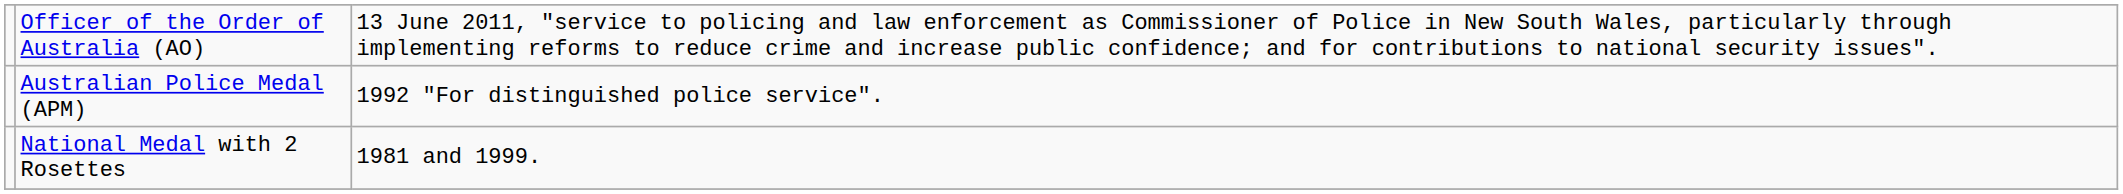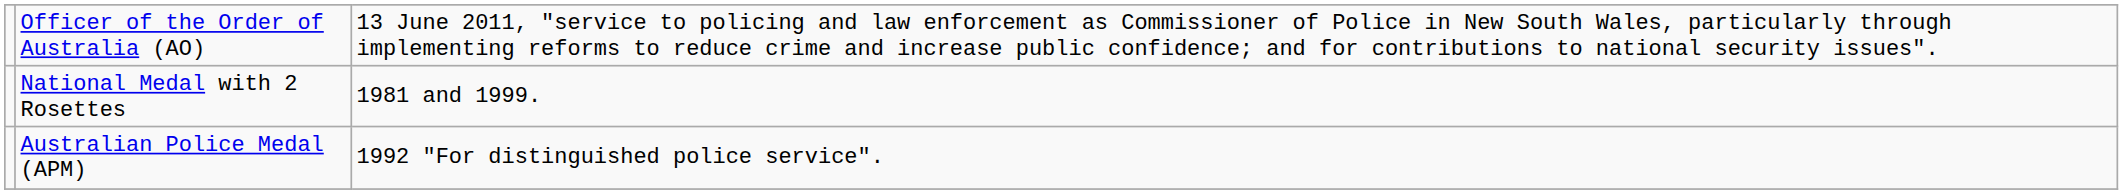rows swapped: (172, 97) <-> (159, 158)
